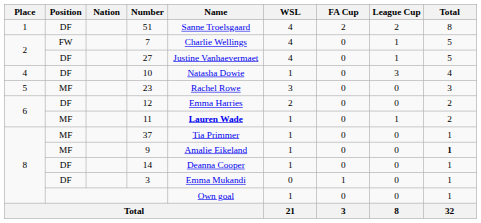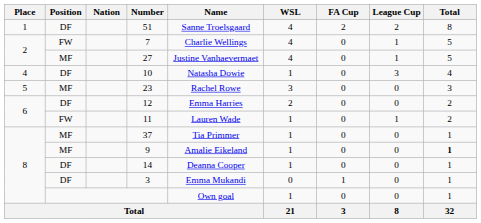(66, 58) DF -> (66, 58) MF
(66, 119) MF -> (66, 119) FW
(216, 119) bold -> (216, 119) normal
